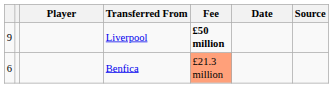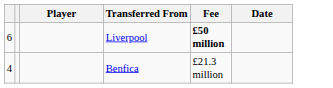- column: (310, 13)
(10, 37) 9 -> (10, 37) 6
(10, 68) 6 -> (10, 68) 4
(208, 68) lightsalmon background -> (208, 68) no background
